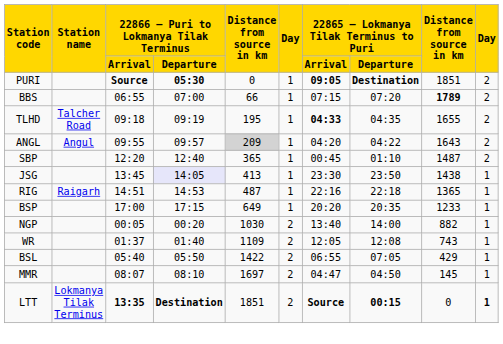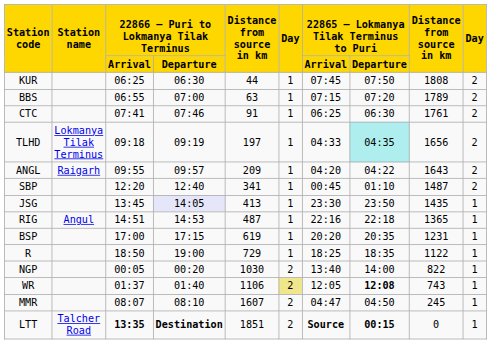- row: (28, 81)
+ row: (28, 81)
(252, 97) 66 -> (252, 97) 63
(448, 97) bold -> (436, 97) normal
+ row: (28, 114)
(79, 120) Talcher Road -> (79, 142) Lokmanya Tilak Terminus
(252, 120) 195 -> (252, 142) 197
(326, 120) bold -> (326, 142) normal
(386, 120) no background -> (379, 142) paleturquoise background
(448, 120) 1655 -> (436, 142) 1656
(79, 142) Angul -> (79, 170) Raigarh
(252, 142) lightgrey background -> (252, 170) no background
(252, 159) 365 -> (252, 187) 341
(448, 175) 1438 -> (436, 203) 1435
(79, 192) Raigarh -> (79, 220) Angul
(252, 208) 649 -> (252, 236) 619
(448, 208) 1233 -> (436, 236) 1231
+ row: (28, 253)
(448, 225) 882 -> (436, 269) 822
(252, 241) 1109 -> (252, 286) 1106
(290, 241) no background -> (290, 286) khaki background
(386, 241) normal -> (379, 286) bold
- row: (28, 258)
(252, 274) 1697 -> (252, 303) 1607
(448, 274) 145 -> (436, 303) 245
(79, 303) Lokmanya Tilak Terminus -> (79, 325) Talcher Road
(487, 303) bold -> (475, 325) normal
